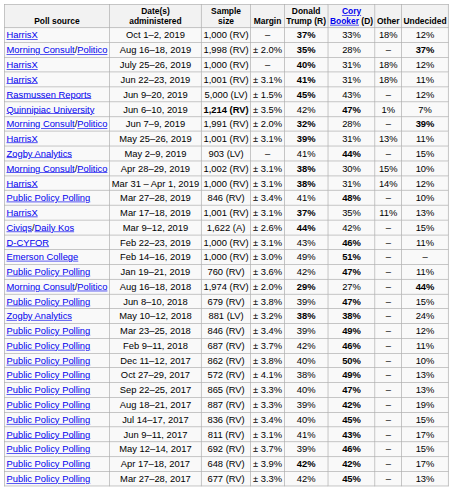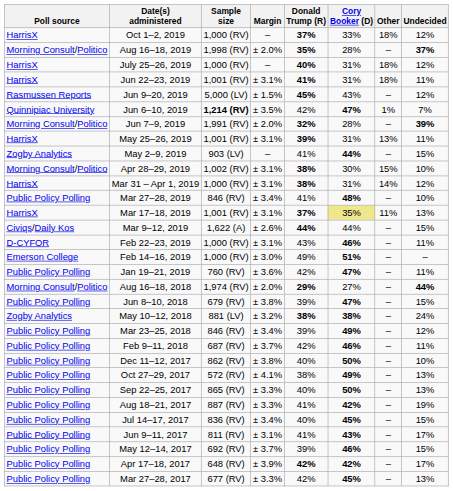(352, 213) no background -> (352, 213) khaki background
(352, 228) 42% -> (352, 228) 44%
(352, 391) 47% -> (352, 391) 50%
(306, 405) 39% -> (306, 405) 41%
